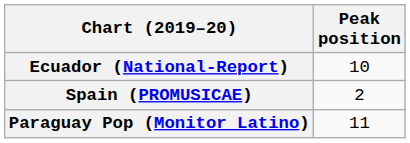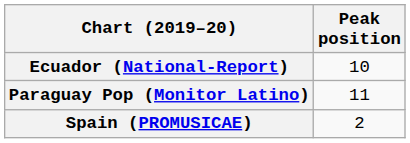rows swapped: (159, 123) <-> (159, 95)
